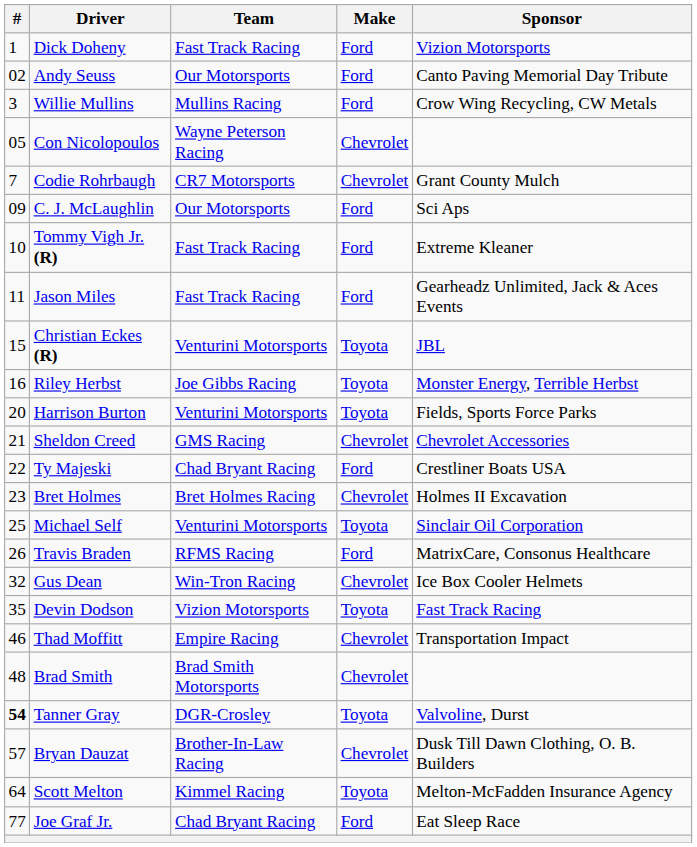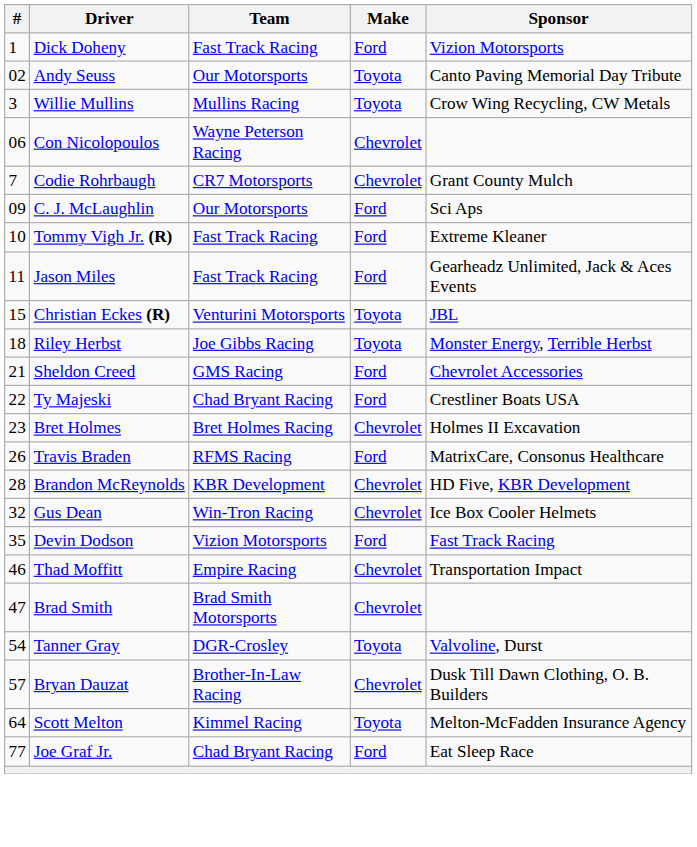(357, 75) Ford -> (378, 75) Toyota
(357, 103) Ford -> (378, 103) Toyota
(17, 142) 05 -> (17, 142) 06
(17, 383) 16 -> (17, 342) 18
- row: (90, 411)
(374, 440) Chevrolet -> (370, 371) Ford
- row: (78, 525)
+ row: (109, 484)
(364, 609) Toyota -> (370, 540) Ford
(17, 676) 48 -> (17, 607) 47
(17, 715) bold -> (17, 646) normal
